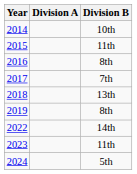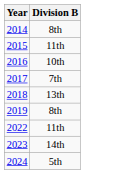- column: (55, 12)
(106, 29) 10th -> (55, 29) 8th
(106, 62) 8th -> (55, 62) 10th
(106, 128) 14th -> (55, 128) 11th
(106, 144) 11th -> (55, 144) 14th
